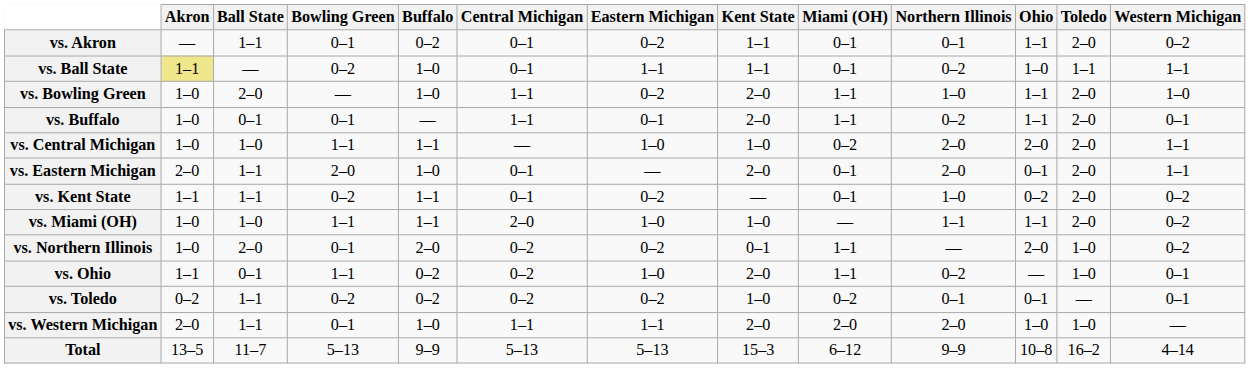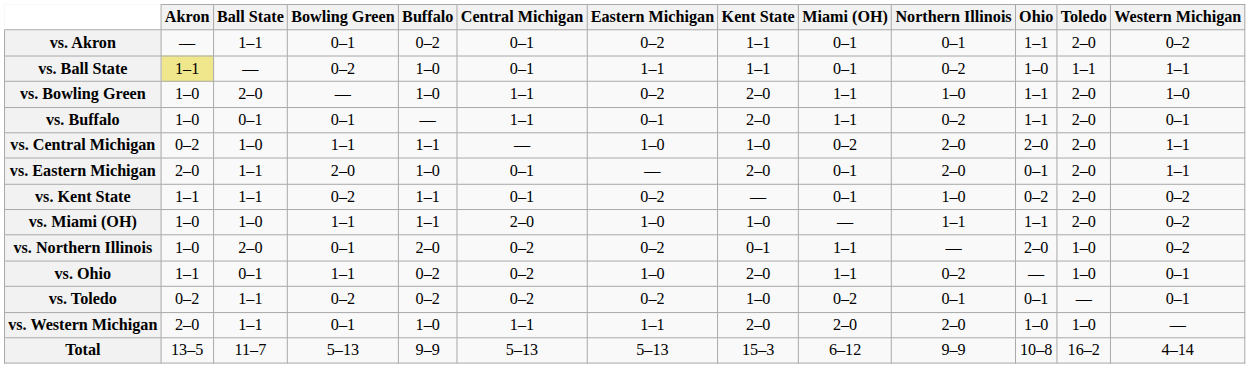(187, 145) 1–0 -> (187, 145) 0–2
